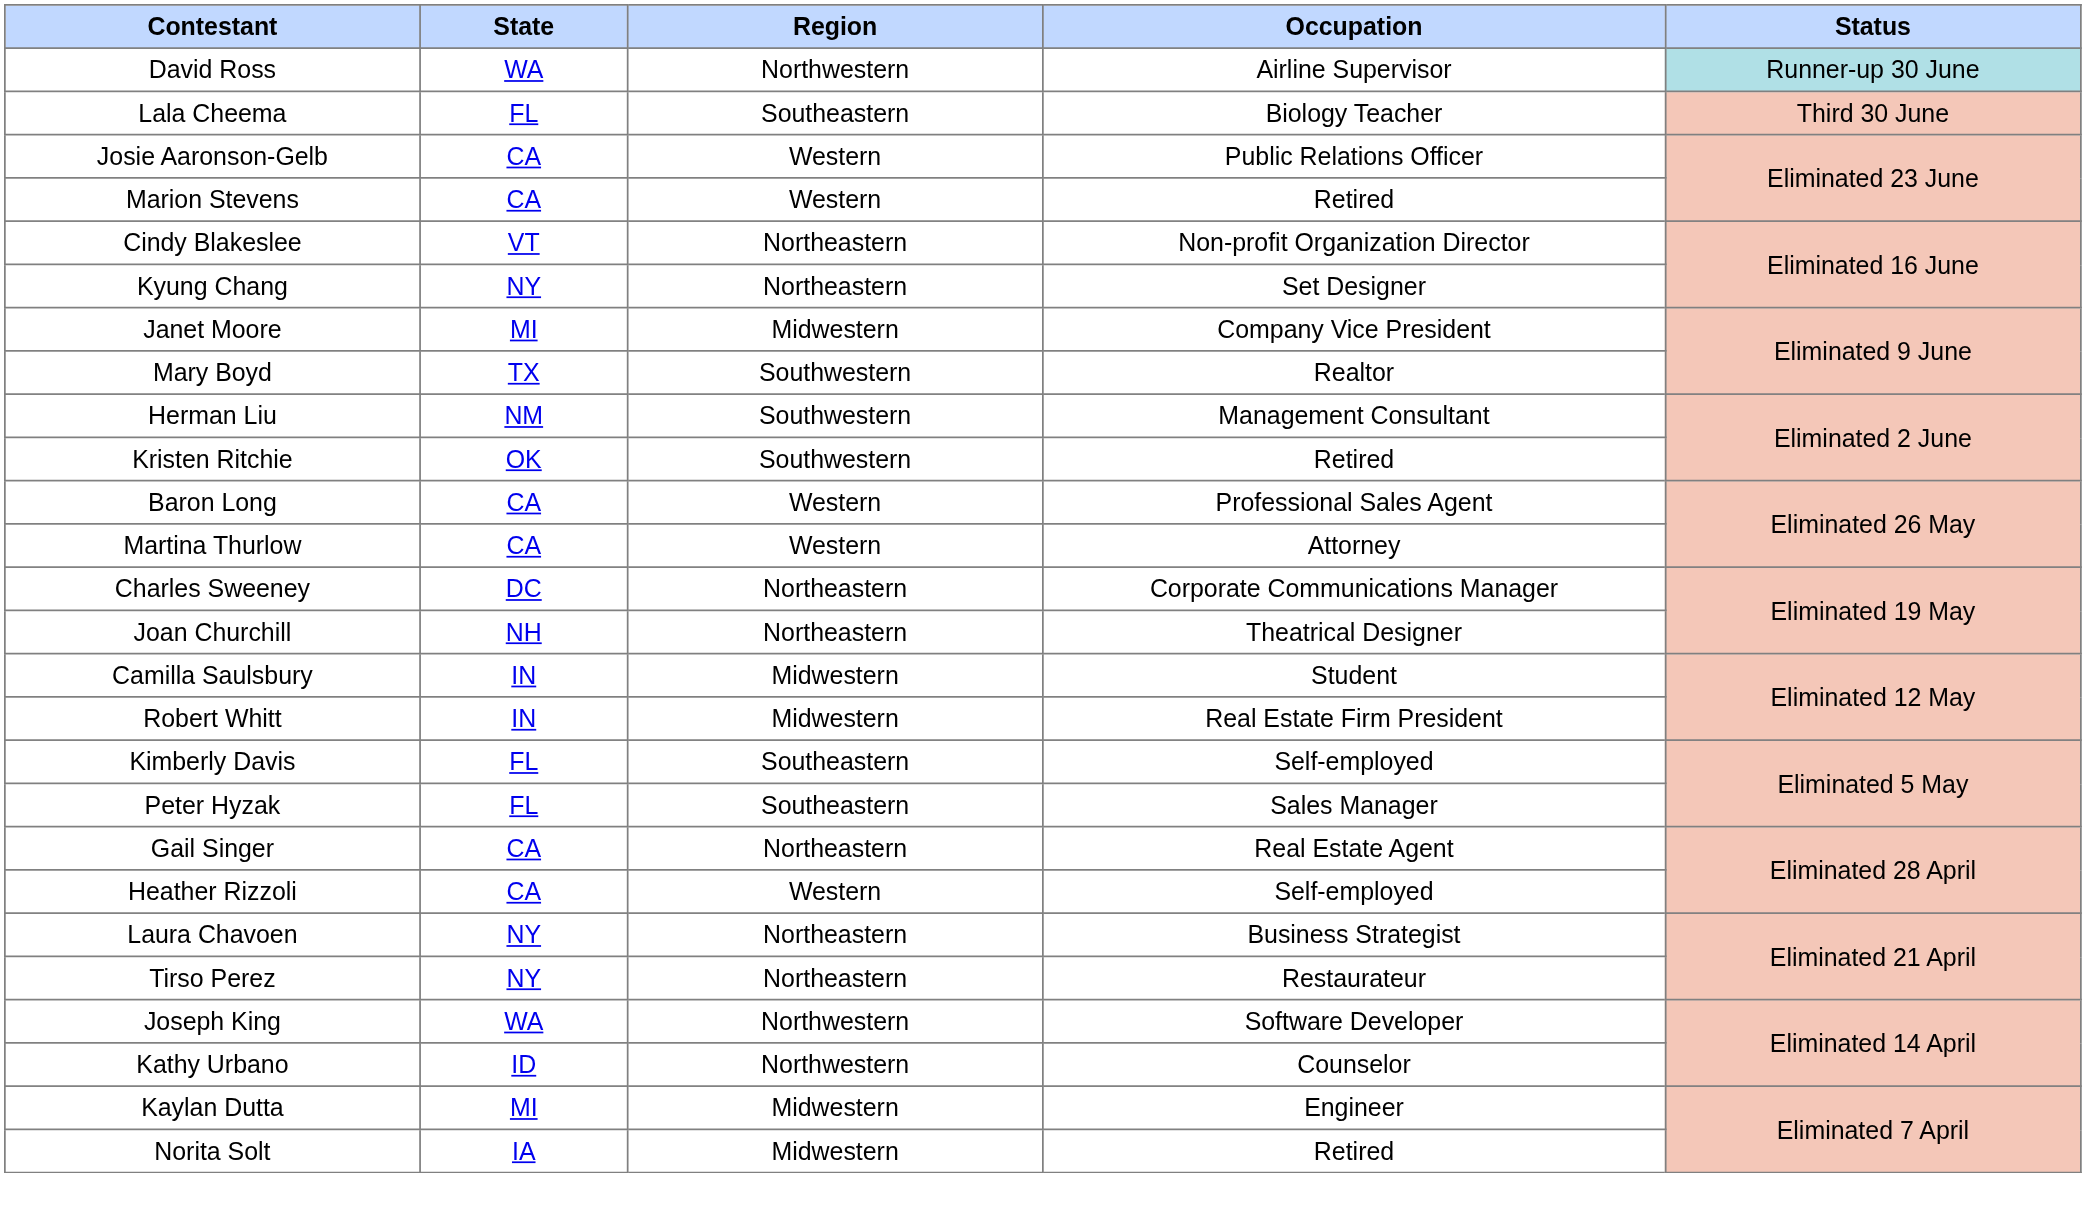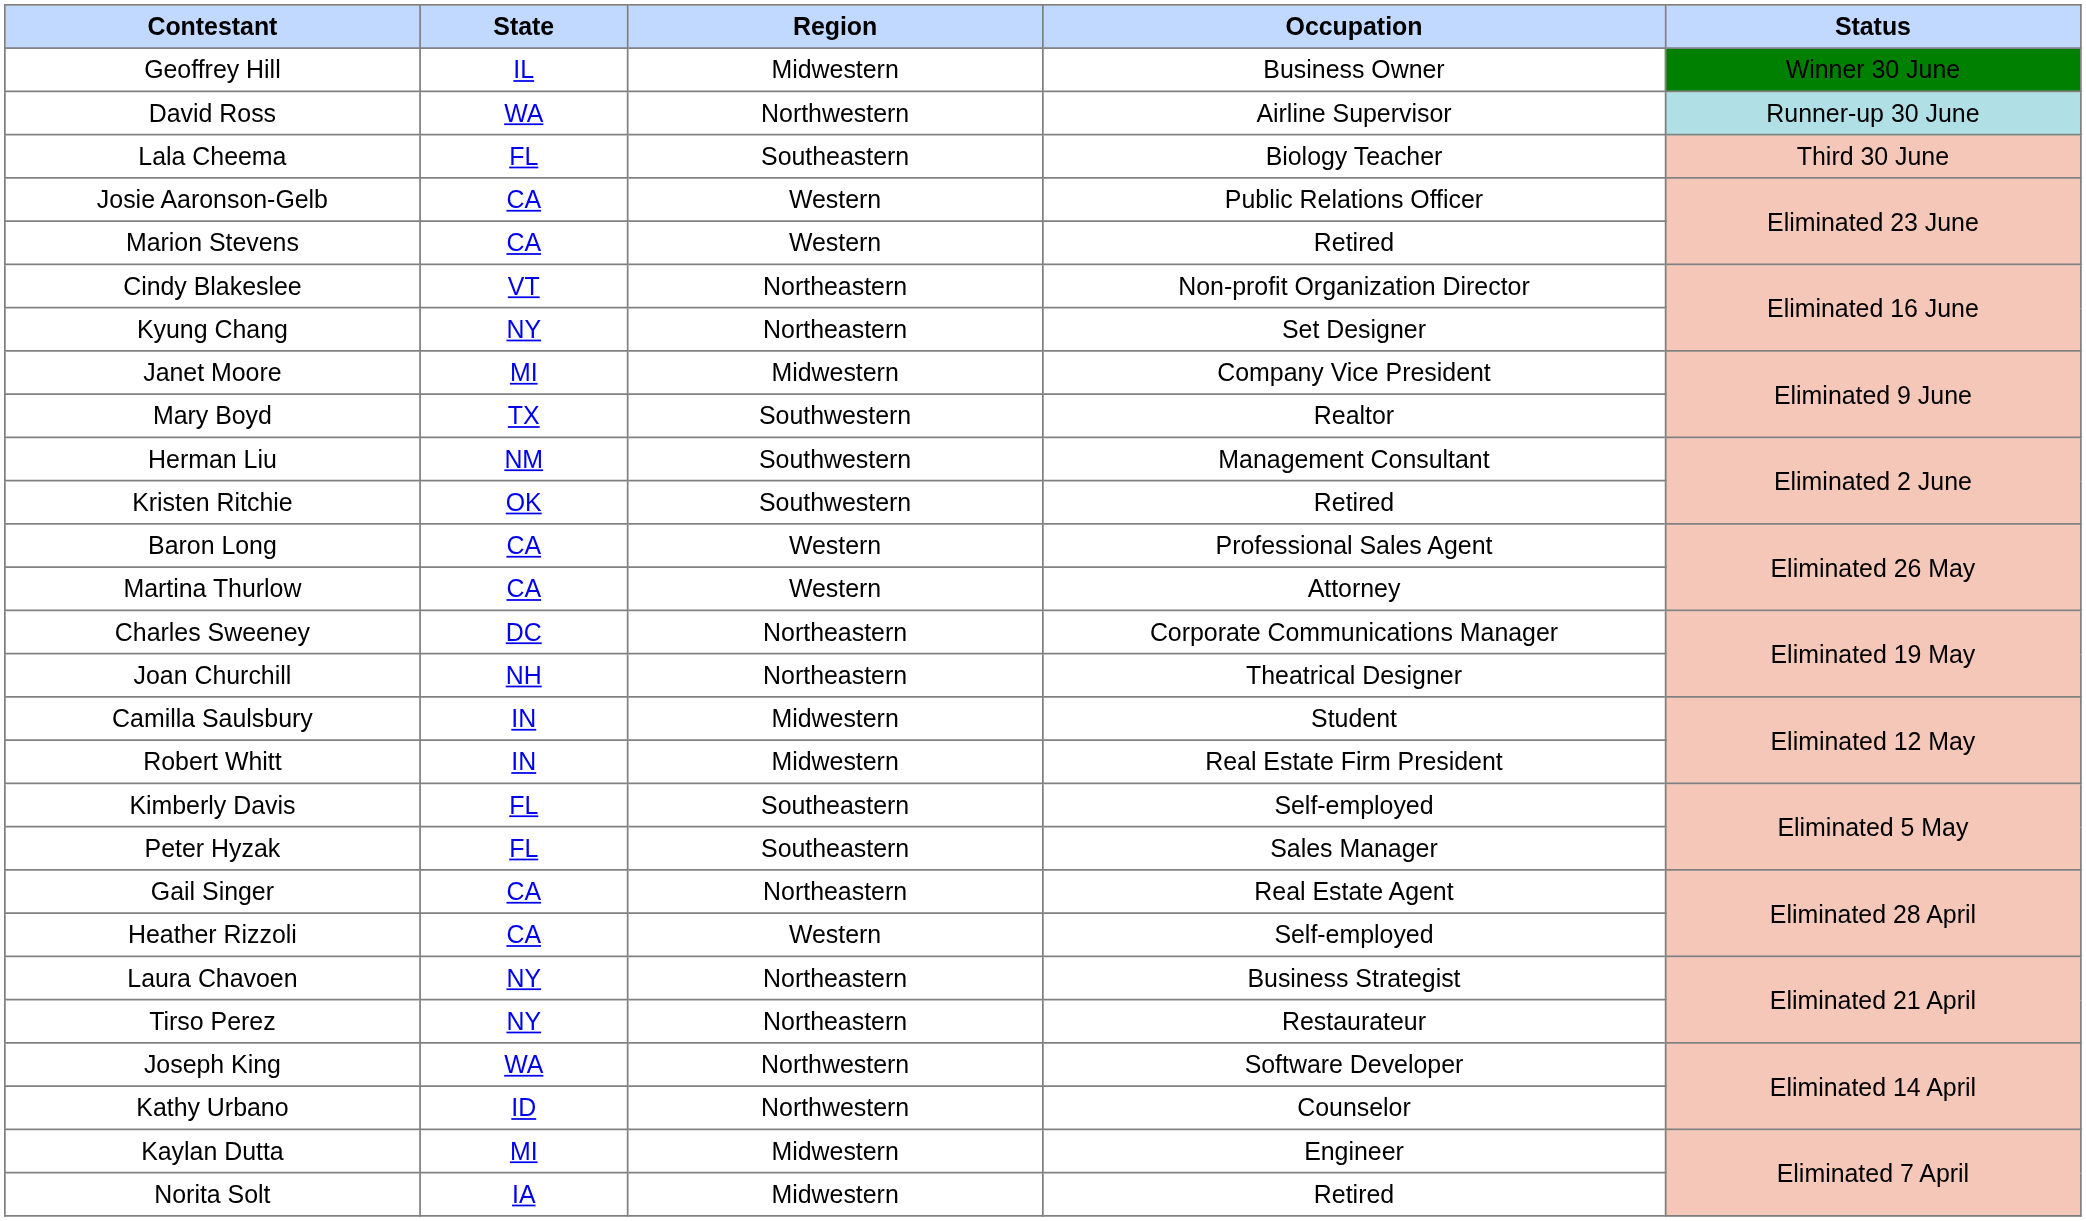+ row: (212, 70)
